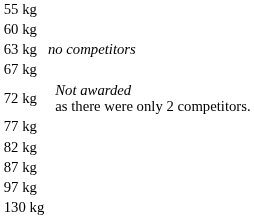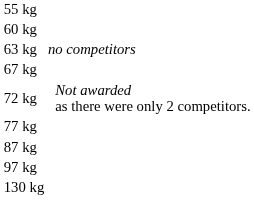- row: (20, 147)
